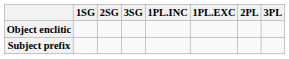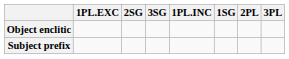columns swapped: (85, 12) <-> (214, 12)
